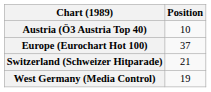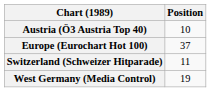(185, 62) 21 -> (185, 62) 11
